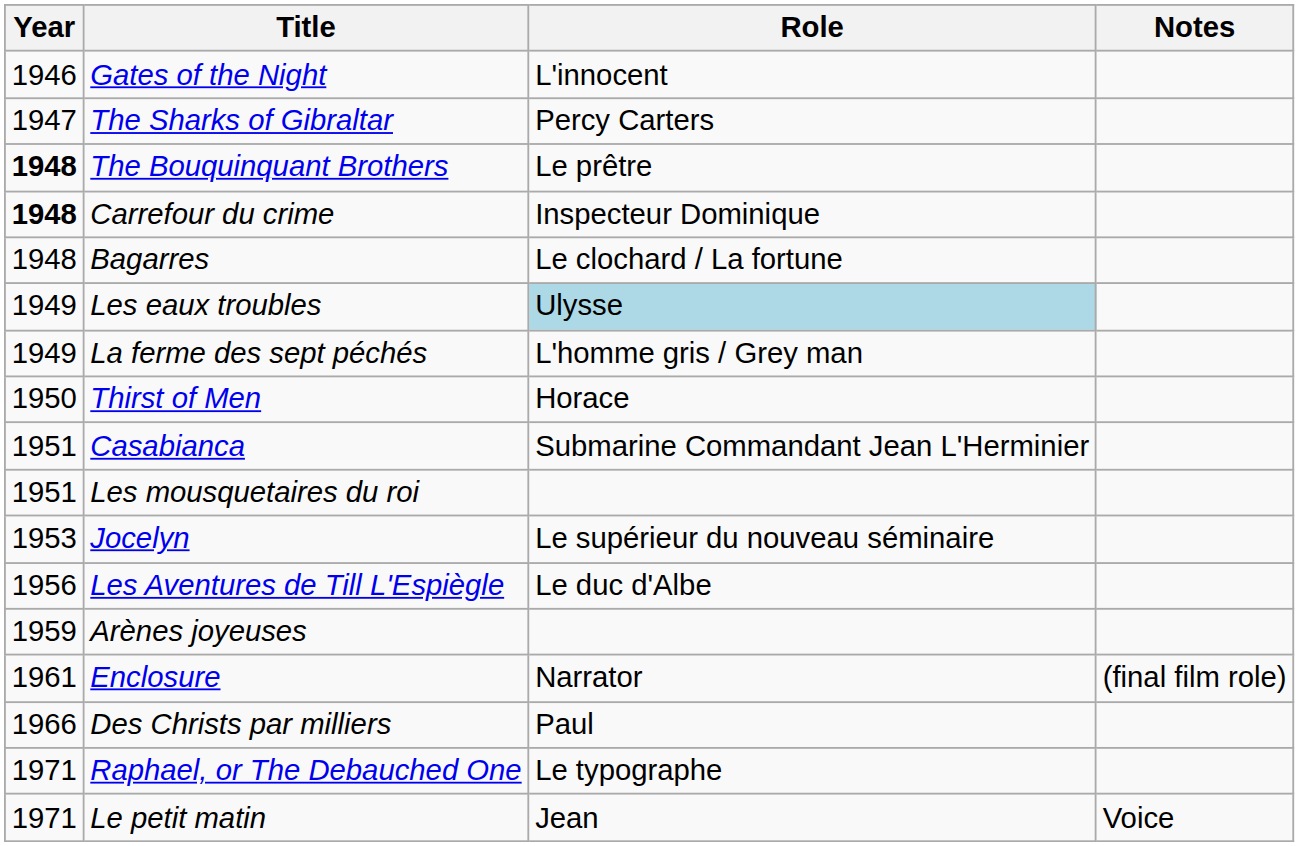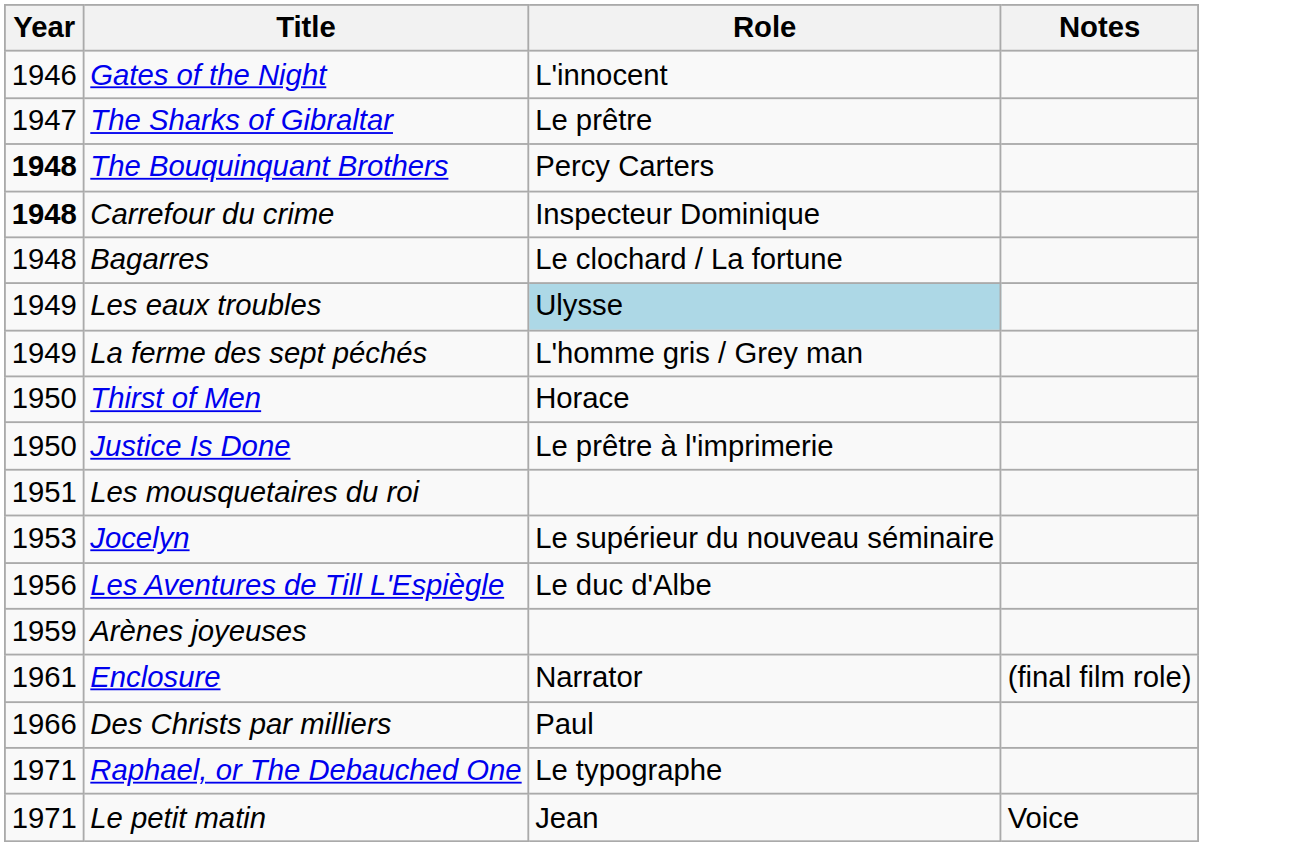(625, 120) Percy Carters -> (594, 120) Le prêtre
(594, 167) Le prêtre -> (625, 167) Percy Carters
+ row: (190, 445)
- row: (168, 445)
